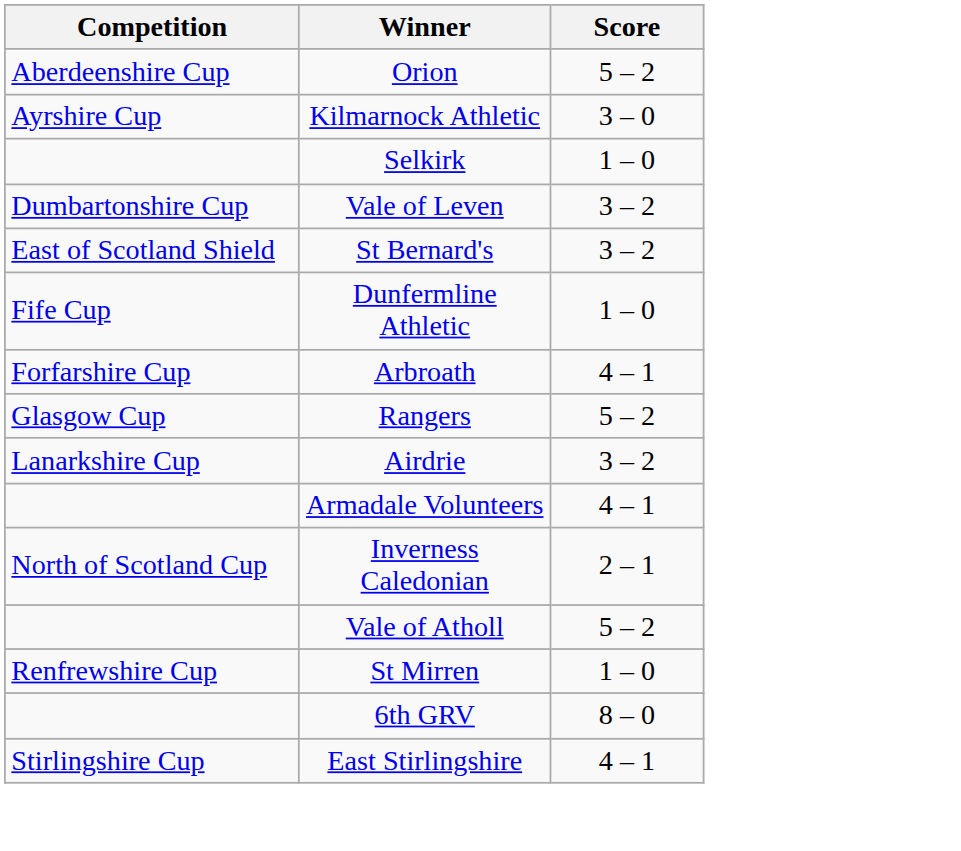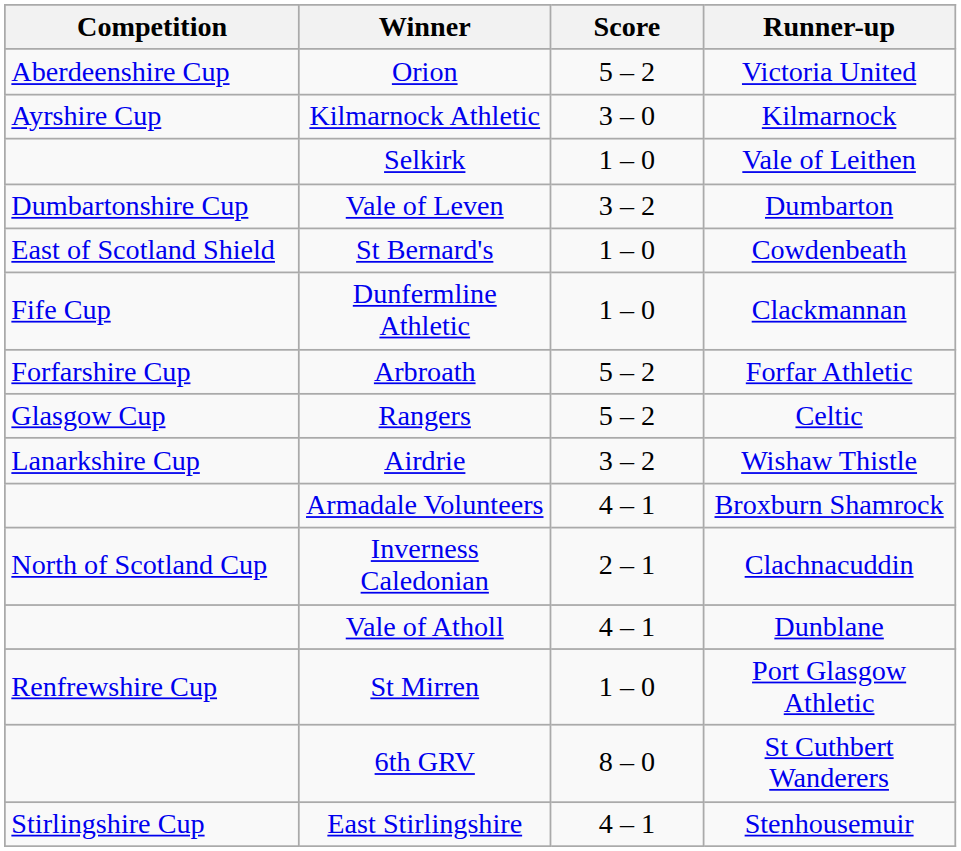+ column: (829, 26)
(627, 250) 3 – 2 -> (627, 250) 1 – 0
(627, 371) 4 – 1 -> (627, 371) 5 – 2
(627, 626) 5 – 2 -> (627, 626) 4 – 1
